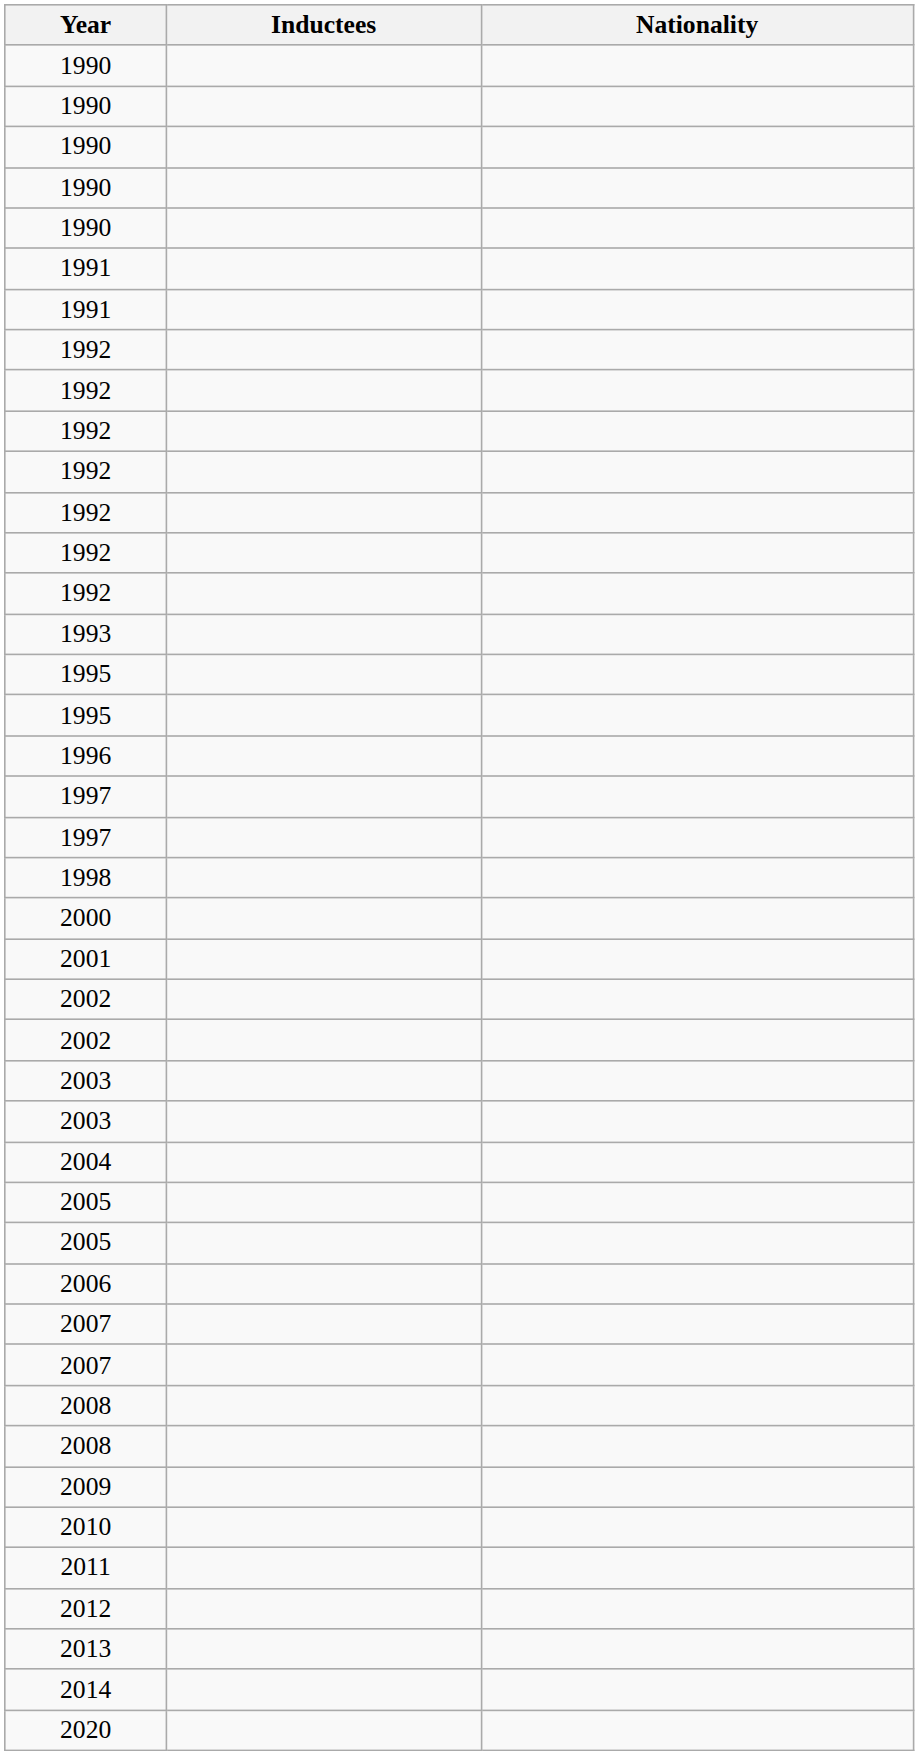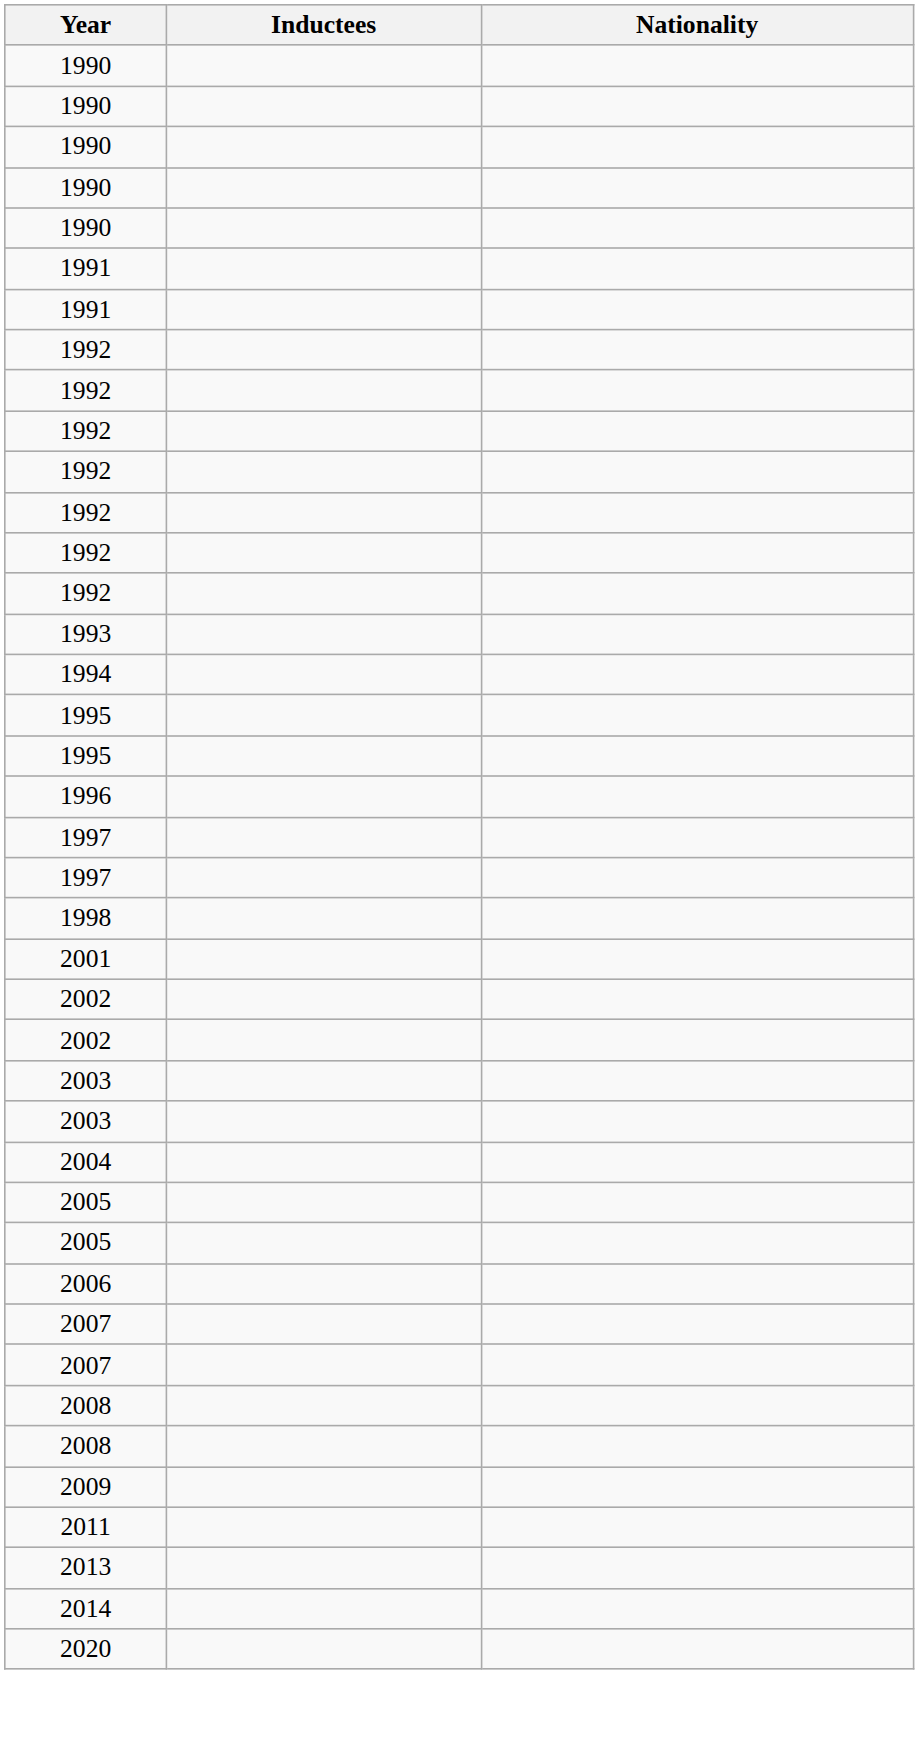+ row: (86, 674)
- row: (86, 918)
- row: (86, 1526)
- row: (86, 1608)
